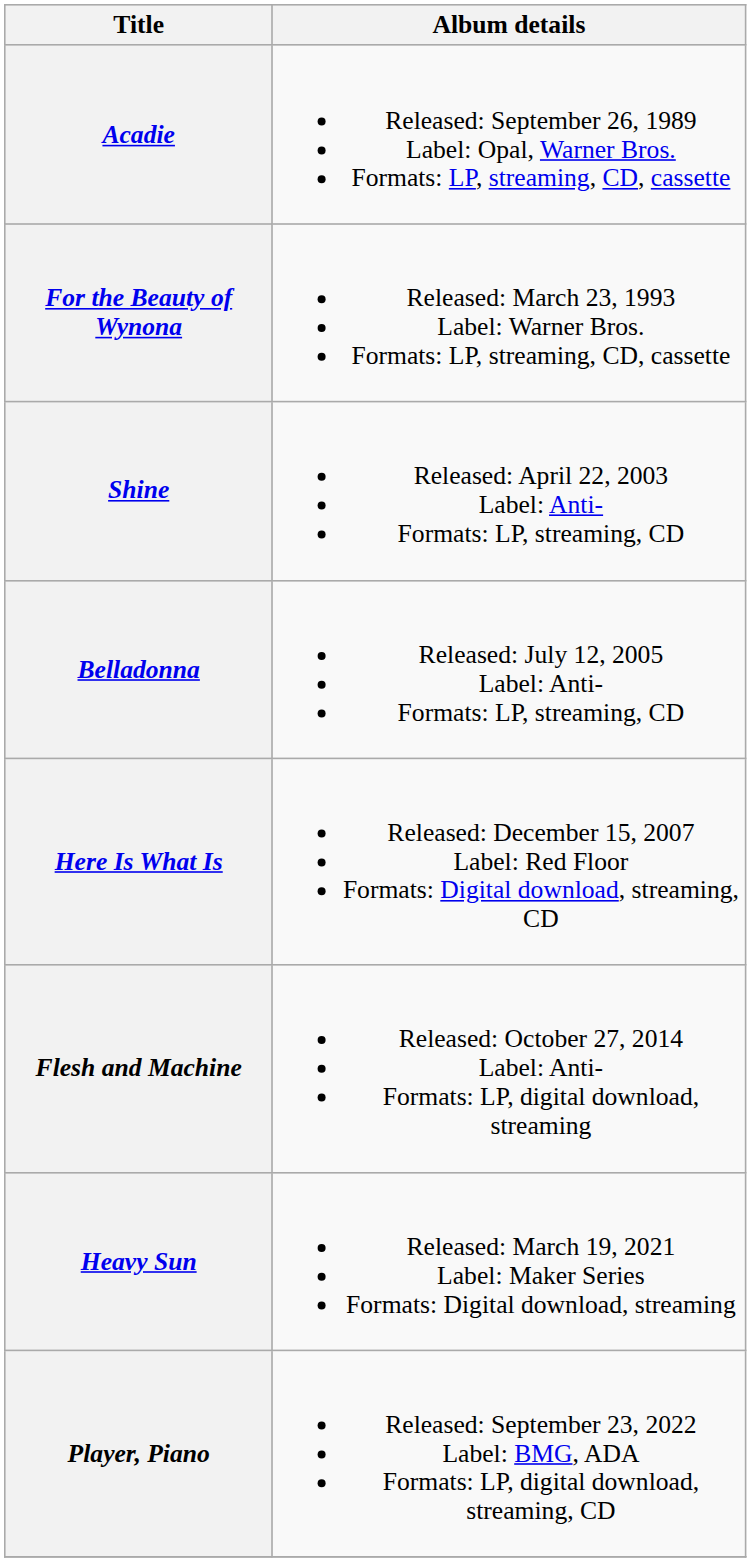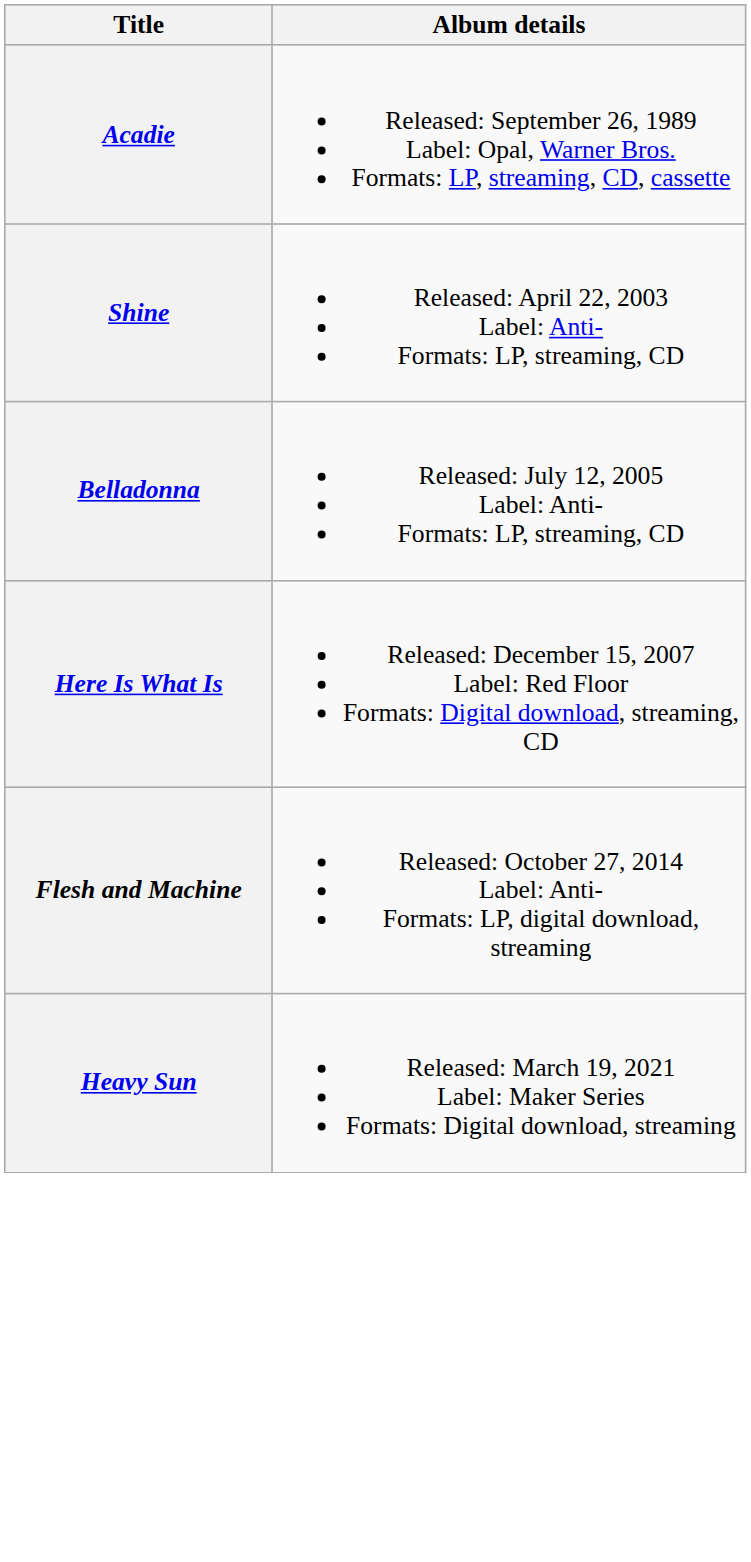- row: (139, 312)
- row: (139, 1453)
